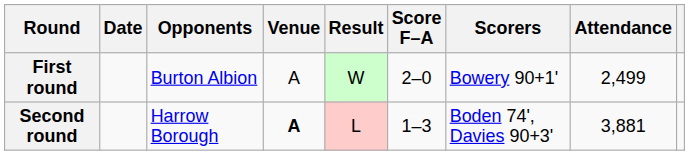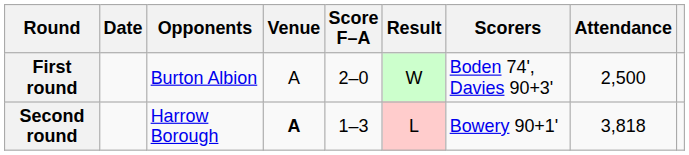columns swapped: (356, 28) <-> (417, 28)
(504, 77) Bowery 90+1' -> (501, 77) Boden 74', Davies 90+3'
(623, 77) 2,499 -> (623, 77) 2,500
(501, 125) Boden 74', Davies 90+3' -> (504, 125) Bowery 90+1'
(623, 125) 3,881 -> (623, 125) 3,818
